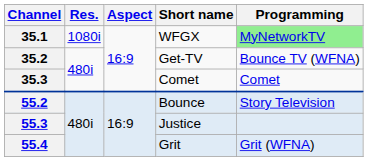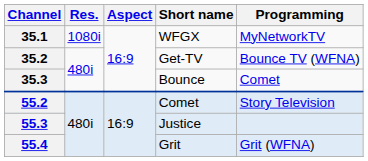(282, 36) lightgreen background -> (282, 36) no background
(179, 79) Comet -> (182, 79) Bounce
(182, 102) Bounce -> (179, 102) Comet
